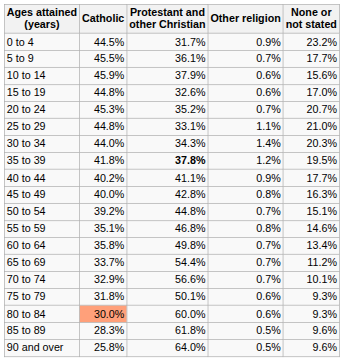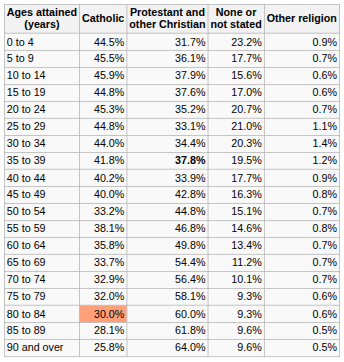columns swapped: (246, 19) <-> (311, 19)
(190, 93) 32.6% -> (190, 93) 37.6%
(190, 144) 34.3% -> (190, 144) 34.4%
(190, 178) 41.1% -> (190, 178) 33.9%
(109, 212) 39.2% -> (109, 212) 33.2%
(109, 229) 35.1% -> (109, 229) 38.1%
(190, 280) 56.6% -> (190, 280) 56.4%
(109, 297) 31.8% -> (109, 297) 32.0%
(190, 297) 50.1% -> (190, 297) 58.1%
(109, 331) 28.3% -> (109, 331) 28.1%
